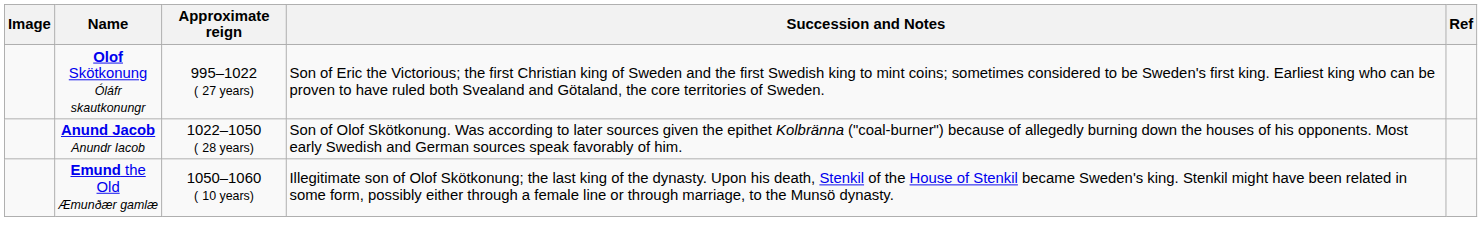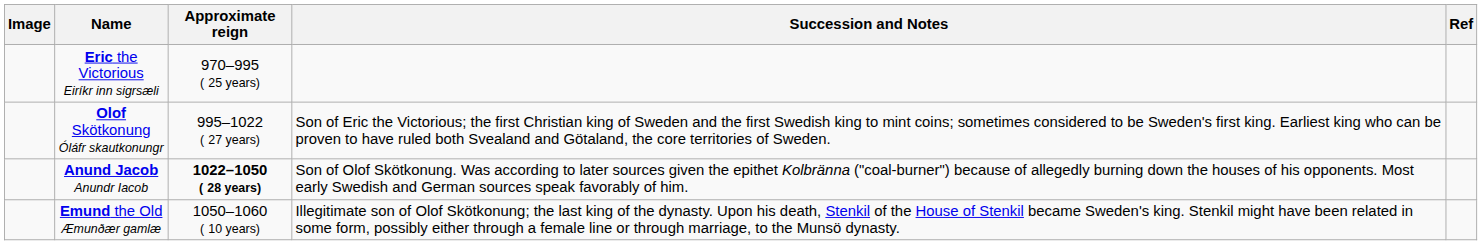+ row: (111, 73)
(224, 138) normal -> (230, 179) bold
